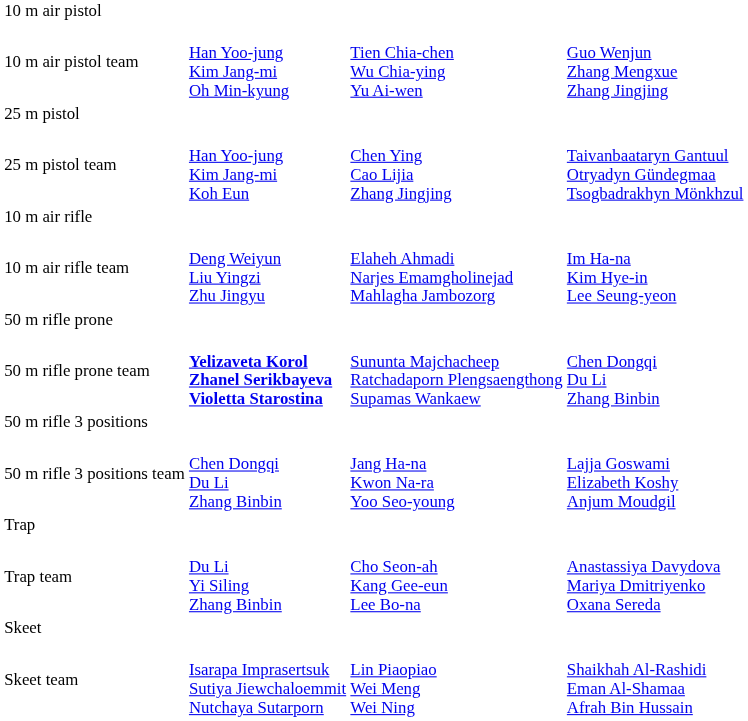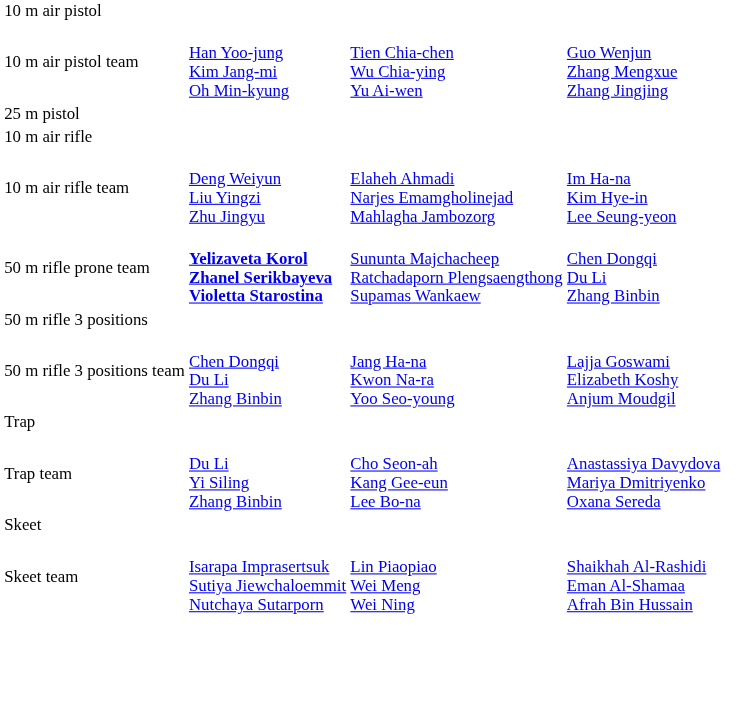- row: (60, 164)
- row: (59, 319)
